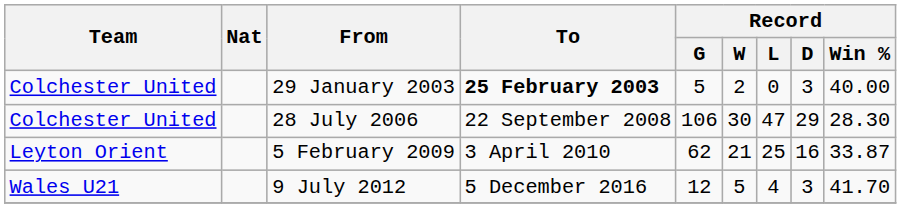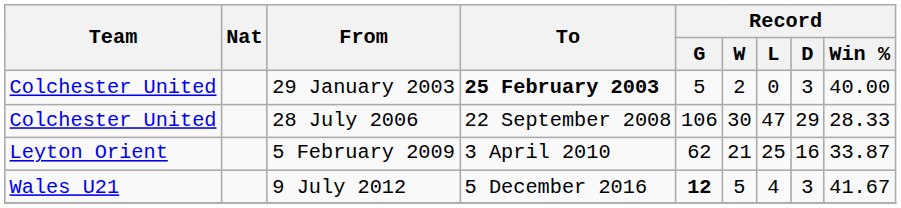(860, 120) 28.30 -> (860, 120) 28.33
(699, 187) normal -> (699, 187) bold
(860, 187) 41.70 -> (860, 187) 41.67
